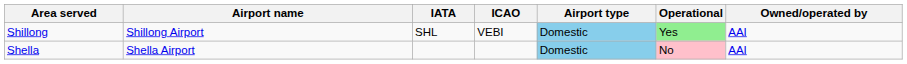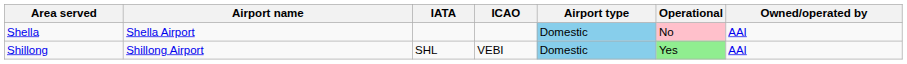rows swapped: (28, 31) <-> (23, 50)
